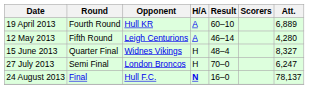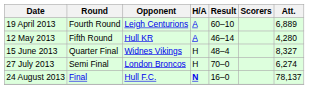(139, 24) Hull KR -> (156, 24) Leigh Centurions
(156, 37) Leigh Centurions -> (139, 37) Hull KR
(286, 64) 6,247 -> (286, 64) 6,274
